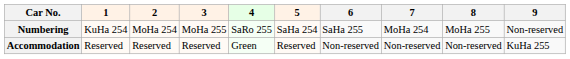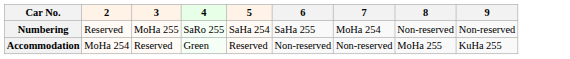- column: (106, 12)
(155, 29) MoHa 254 -> (104, 29) Reserved
(468, 29) MoHa 255 -> (426, 29) Non-reserved
(151, 45) Reserved -> (107, 45) MoHa 254
(473, 45) Non-reserved -> (420, 45) MoHa 255
